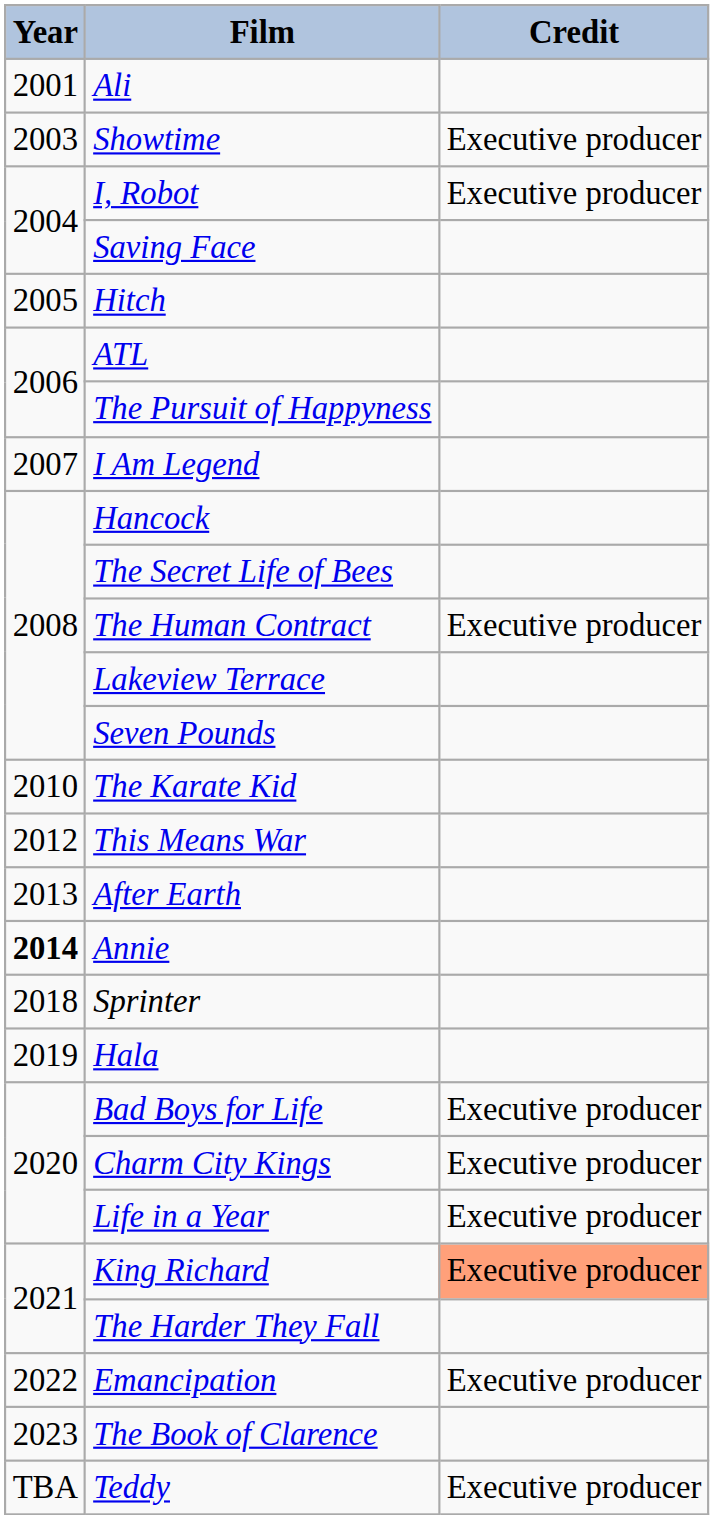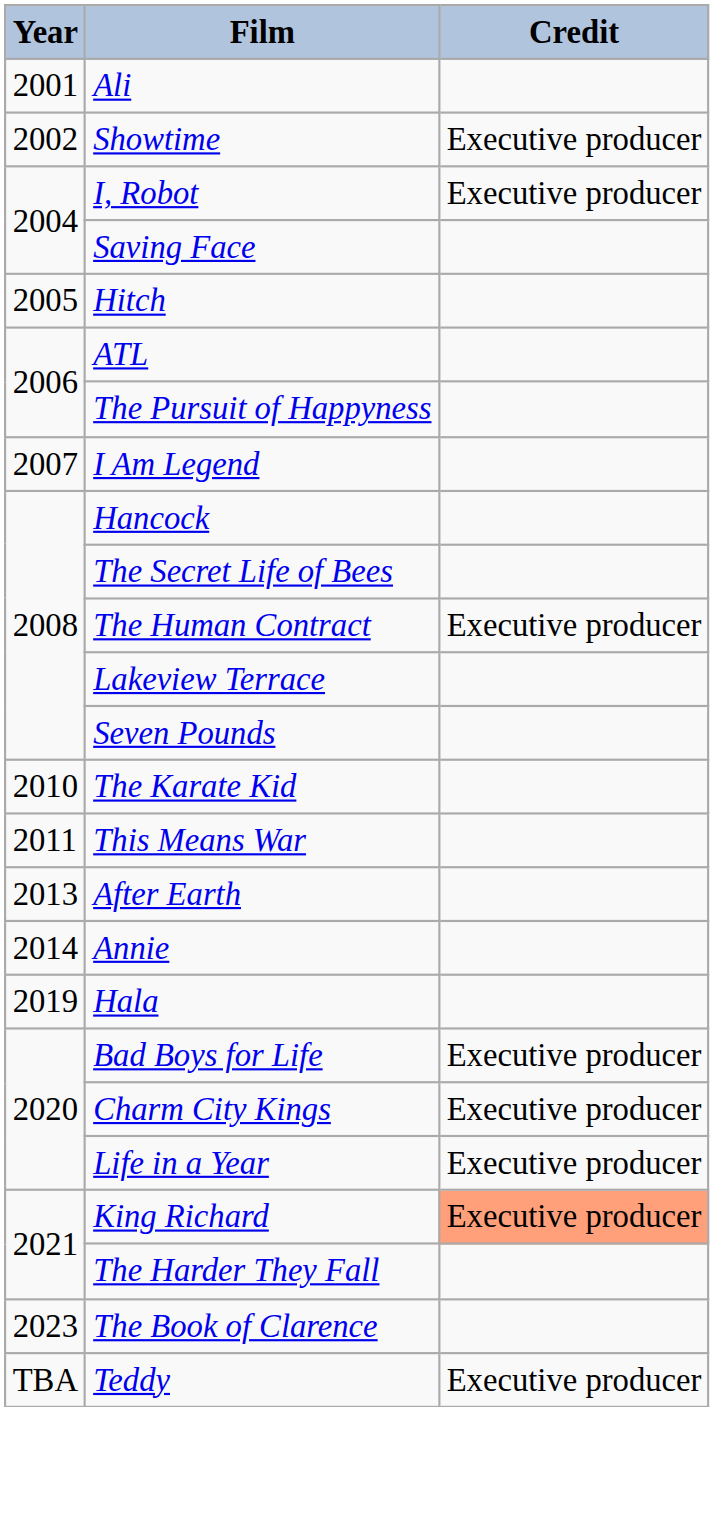(45, 139) 2003 -> (45, 139) 2002
(45, 839) 2012 -> (45, 839) 2011
(45, 947) bold -> (45, 947) normal
- row: (147, 1001)
- row: (185, 1378)
